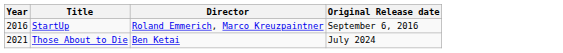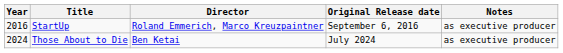+ column: (500, 12)
(17, 40) 2021 -> (17, 40) 2024
